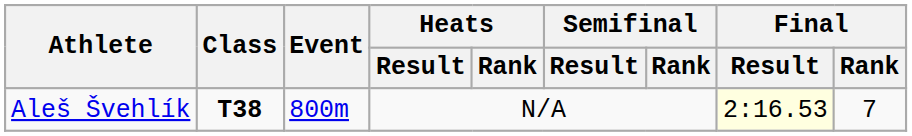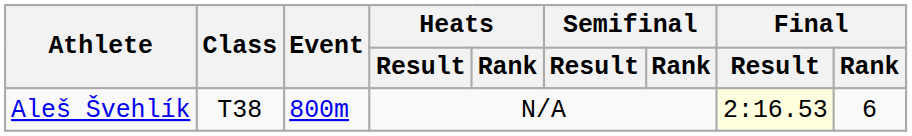(240, 109) bold -> (240, 109) normal
(870, 109) 7 -> (870, 109) 6
